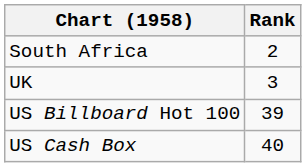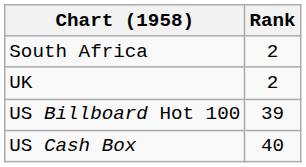(273, 83) 3 -> (273, 83) 2
